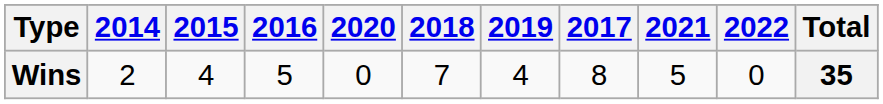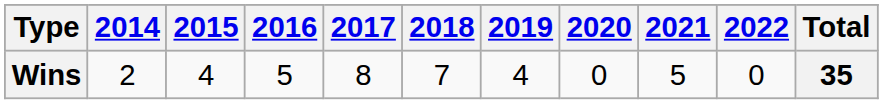columns swapped: (599, 27) <-> (363, 27)
